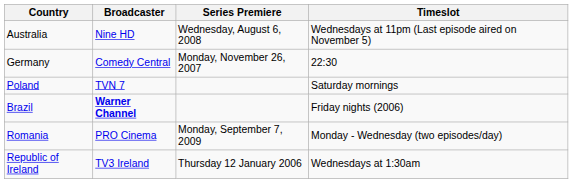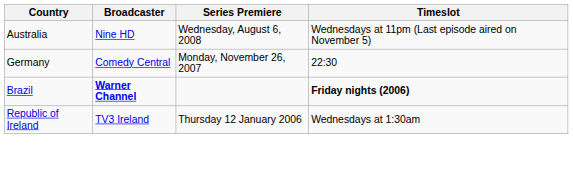- row: (23, 85)
(357, 107) normal -> (360, 91) bold
- row: (28, 136)
